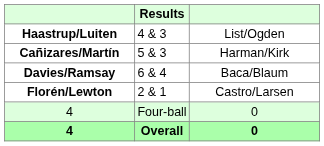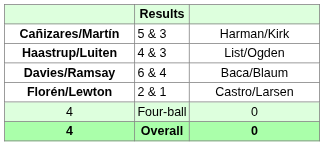rows swapped: (70, 53) <-> (70, 33)
